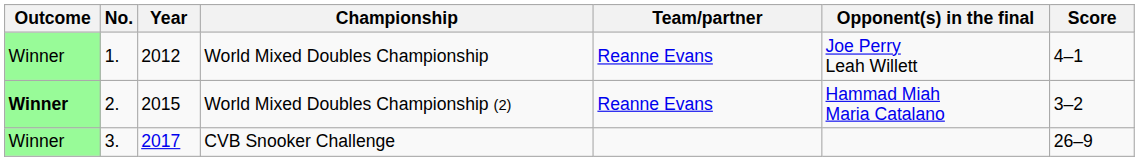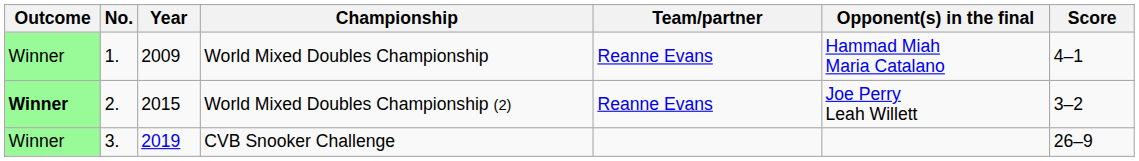(161, 56) 2012 -> (161, 56) 2009
(872, 56) Joe Perry Leah Willett -> (885, 56) Hammad Miah Maria Catalano
(885, 103) Hammad Miah Maria Catalano -> (872, 103) Joe Perry Leah Willett
(161, 141) 2017 -> (161, 141) 2019
